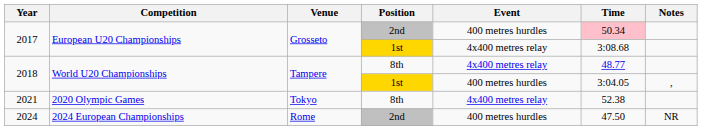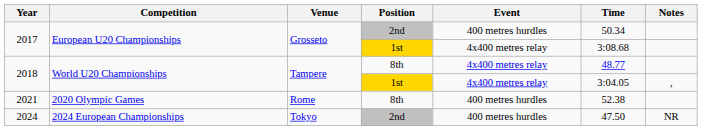(613, 30) pink background -> (613, 30) no background
(507, 82) 400 metres hurdles -> (507, 82) 4x400 metres relay
(303, 100) Tokyo -> (303, 100) Rome
(507, 100) 4x400 metres relay -> (507, 100) 400 metres hurdles
(303, 117) Rome -> (303, 117) Tokyo
